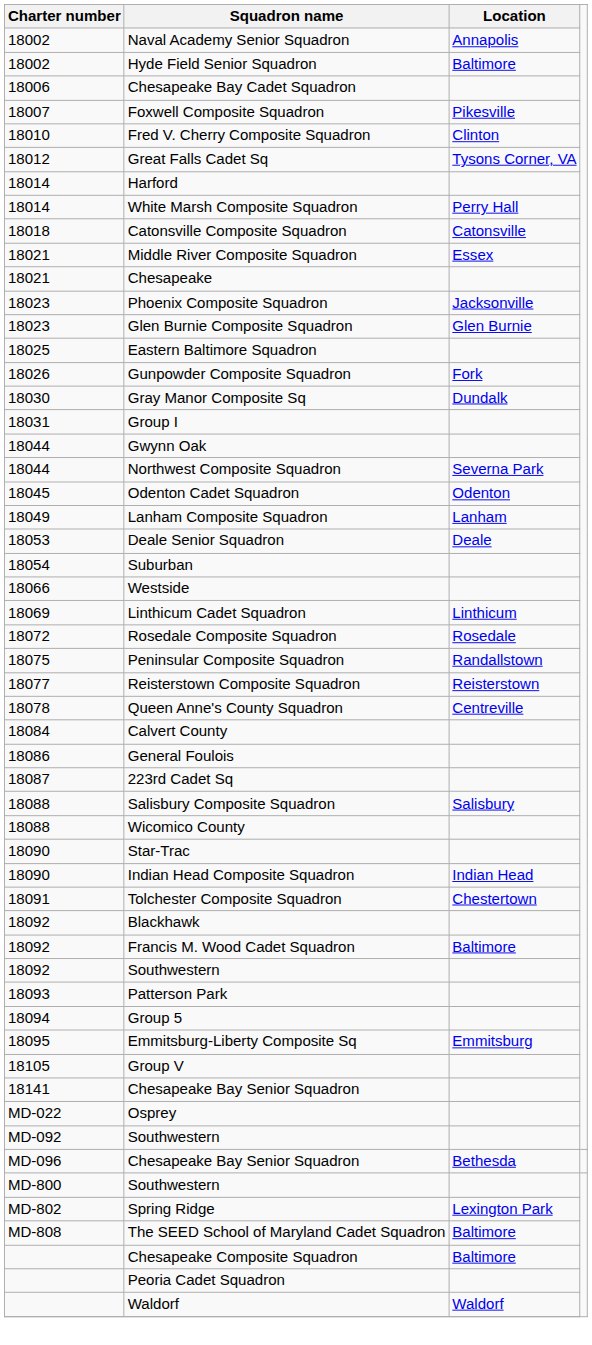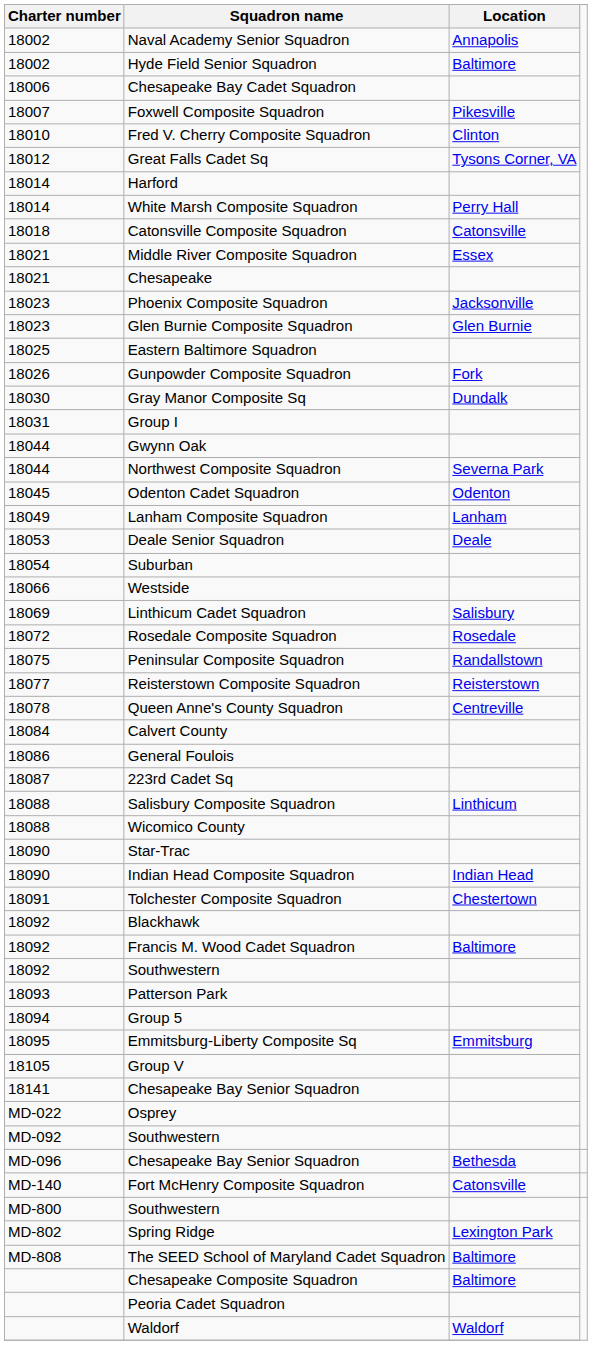(485, 612) Linthicum -> (483, 612) Salisbury
(483, 803) Salisbury -> (485, 803) Linthicum
+ row: (35, 1185)
